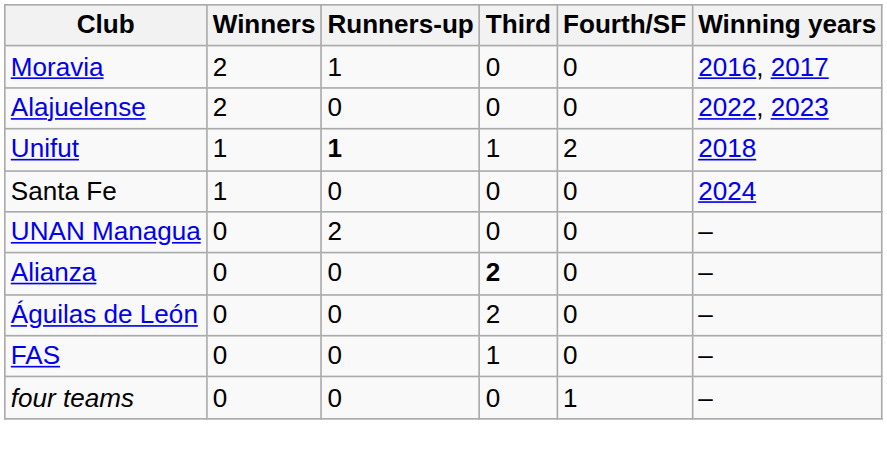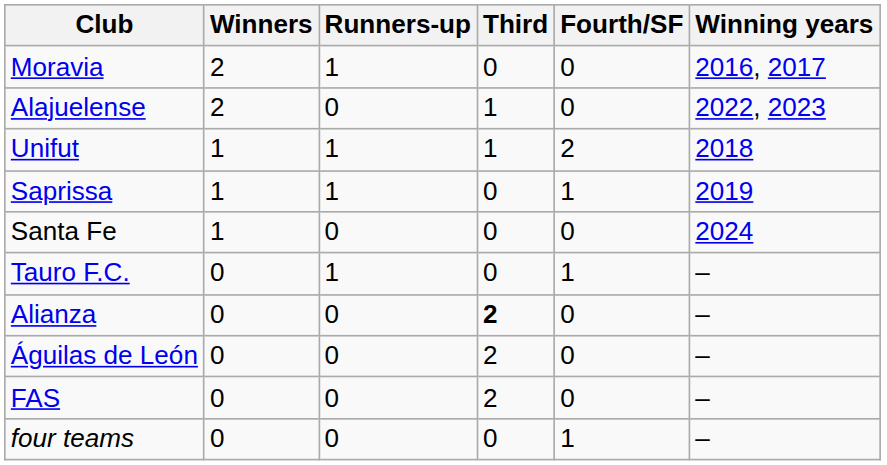(493, 107) 0 -> (490, 107) 1
(335, 149) bold -> (332, 149) normal
+ row: (62, 190)
- row: (106, 231)
+ row: (70, 273)
(493, 356) 1 -> (490, 397) 2
